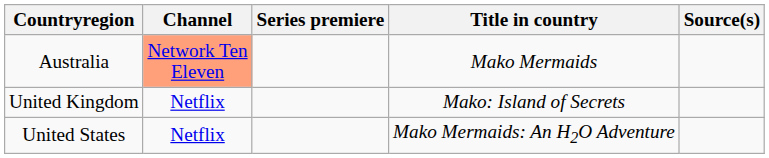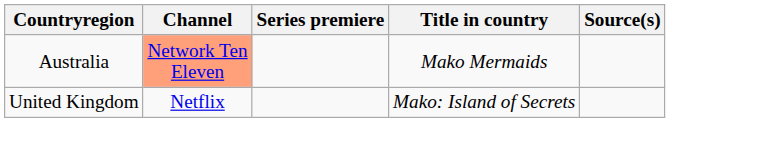- row: (74, 135)
